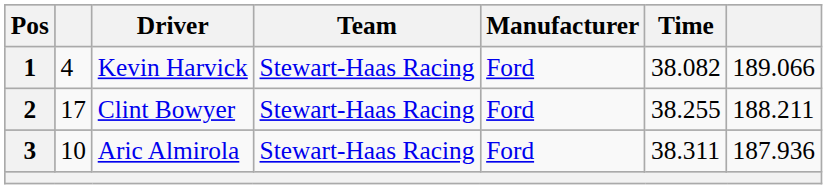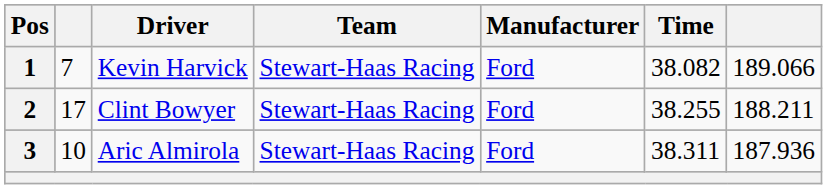(67, 67) 4 -> (67, 67) 7
